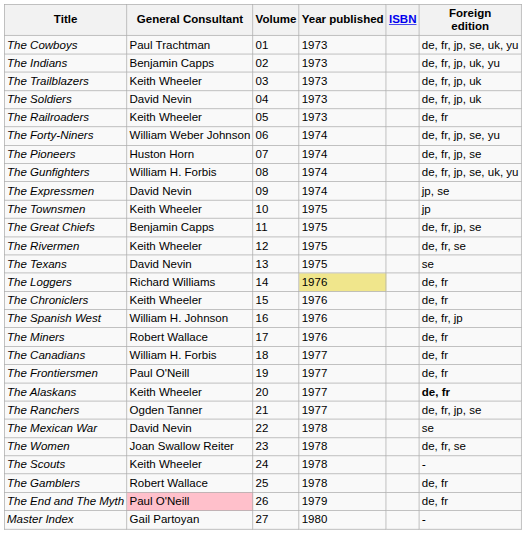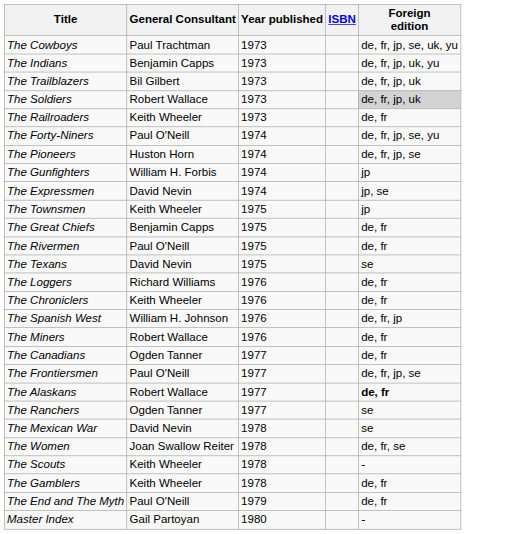- column: (276, 20)
(166, 81) Keith Wheeler -> (154, 81) Bil Gilbert
(161, 99) David Nevin -> (169, 99) Robert Wallace
(452, 99) no background -> (391, 99) lightgrey background
(190, 136) William Weber Johnson -> (159, 136) Paul O'Neill
(470, 172) de, fr, jp, se, uk, yu -> (366, 172) jp
(452, 227) de, fr, jp, se -> (374, 227) de, fr
(166, 245) Keith Wheeler -> (159, 245) Paul O'Neill
(444, 245) de, fr, se -> (374, 245) de, fr
(314, 282) khaki background -> (254, 282) no background
(173, 355) William H. Forbis -> (166, 355) Ogden Tanner
(435, 373) de, fr -> (391, 373) de, fr, jp, se
(166, 391) Keith Wheeler -> (169, 391) Robert Wallace
(452, 410) de, fr, jp, se -> (367, 410) se
(169, 483) Robert Wallace -> (166, 483) Keith Wheeler
(159, 501) pink background -> (159, 501) no background
